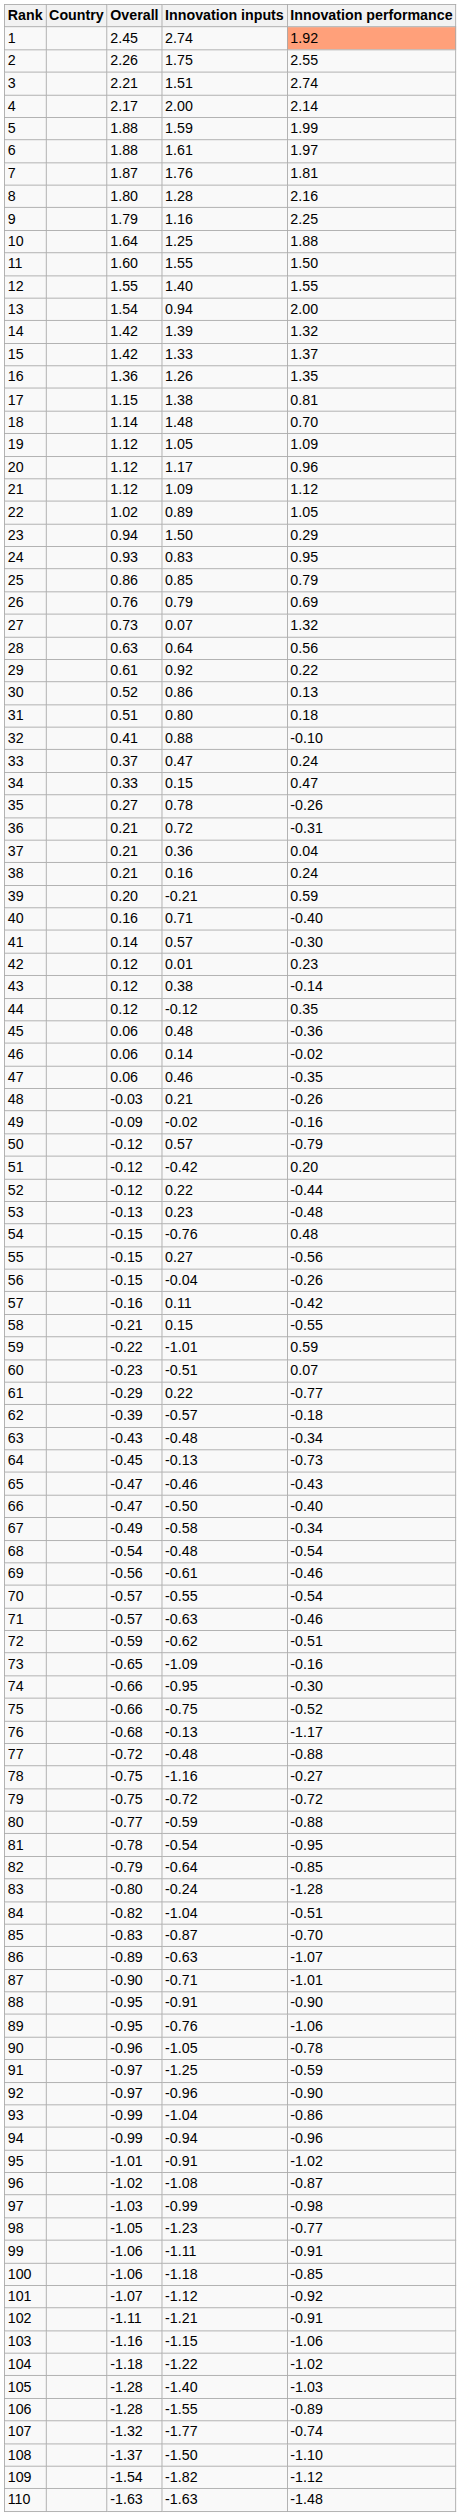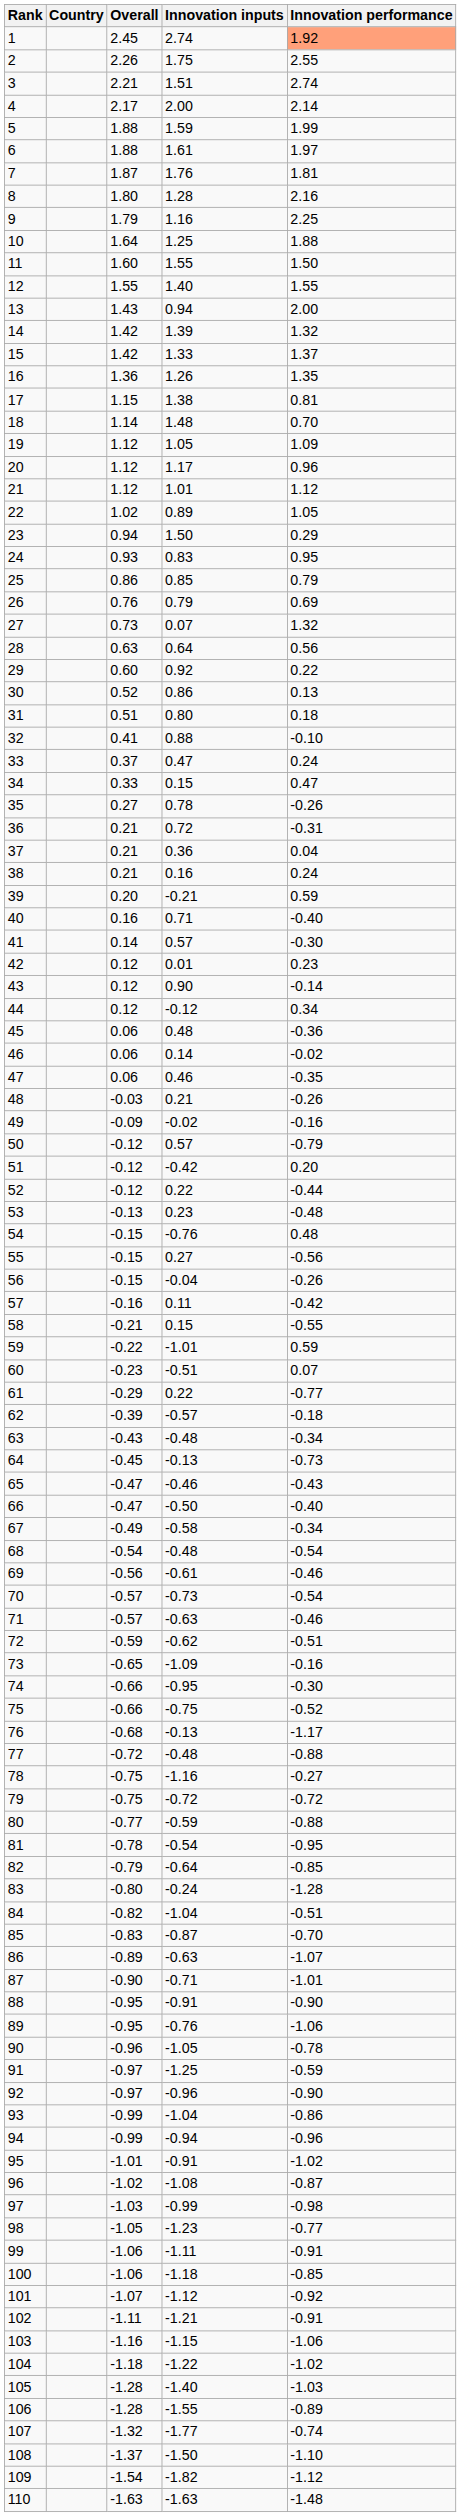(124, 309) 1.54 -> (124, 309) 1.43
(179, 490) 1.09 -> (179, 490) 1.01
(124, 670) 0.61 -> (124, 670) 0.60
(179, 986) 0.38 -> (179, 986) 0.90
(304, 1009) 0.35 -> (304, 1009) 0.34
(181, 1596) -0.55 -> (181, 1596) -0.73
